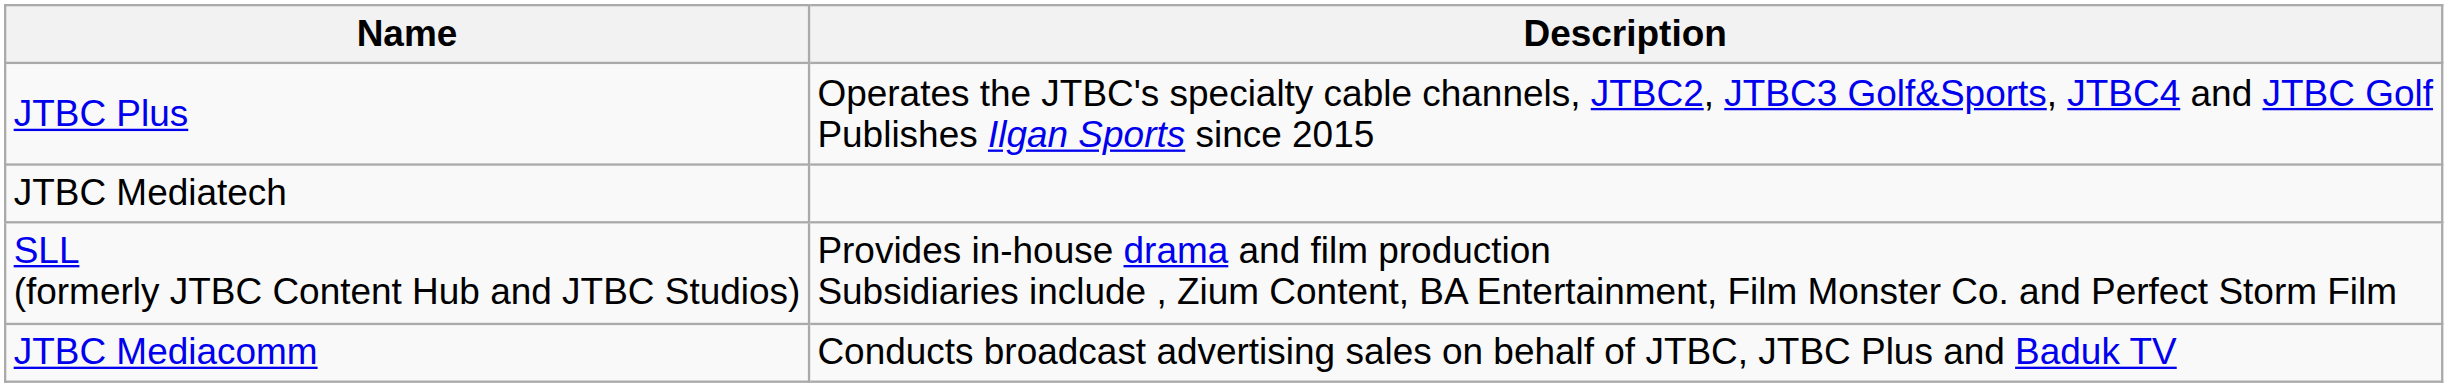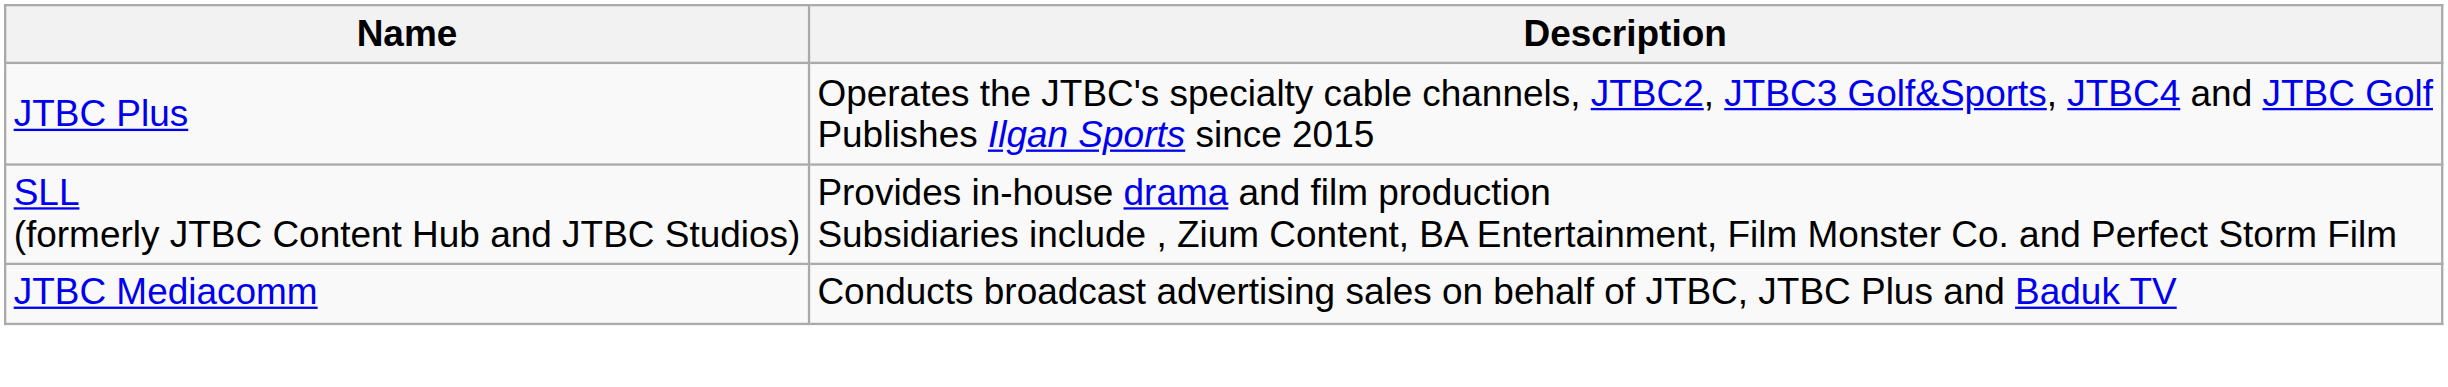- row: (150, 192)
